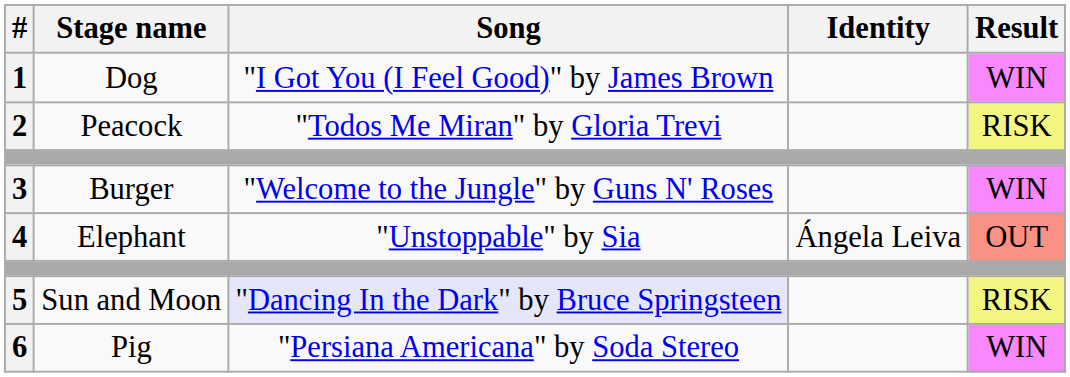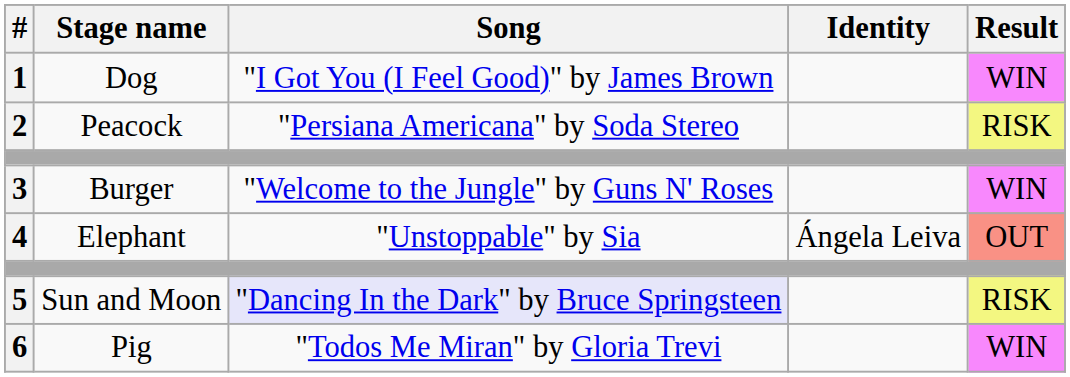(508, 125) "Todos Me Miran" by Gloria Trevi -> (508, 125) "Persiana Americana" by Soda Stereo
(508, 347) "Persiana Americana" by Soda Stereo -> (508, 347) "Todos Me Miran" by Gloria Trevi
